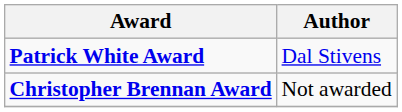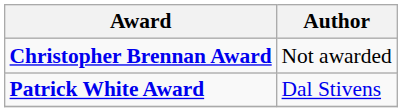rows swapped: (141, 89) <-> (107, 55)
